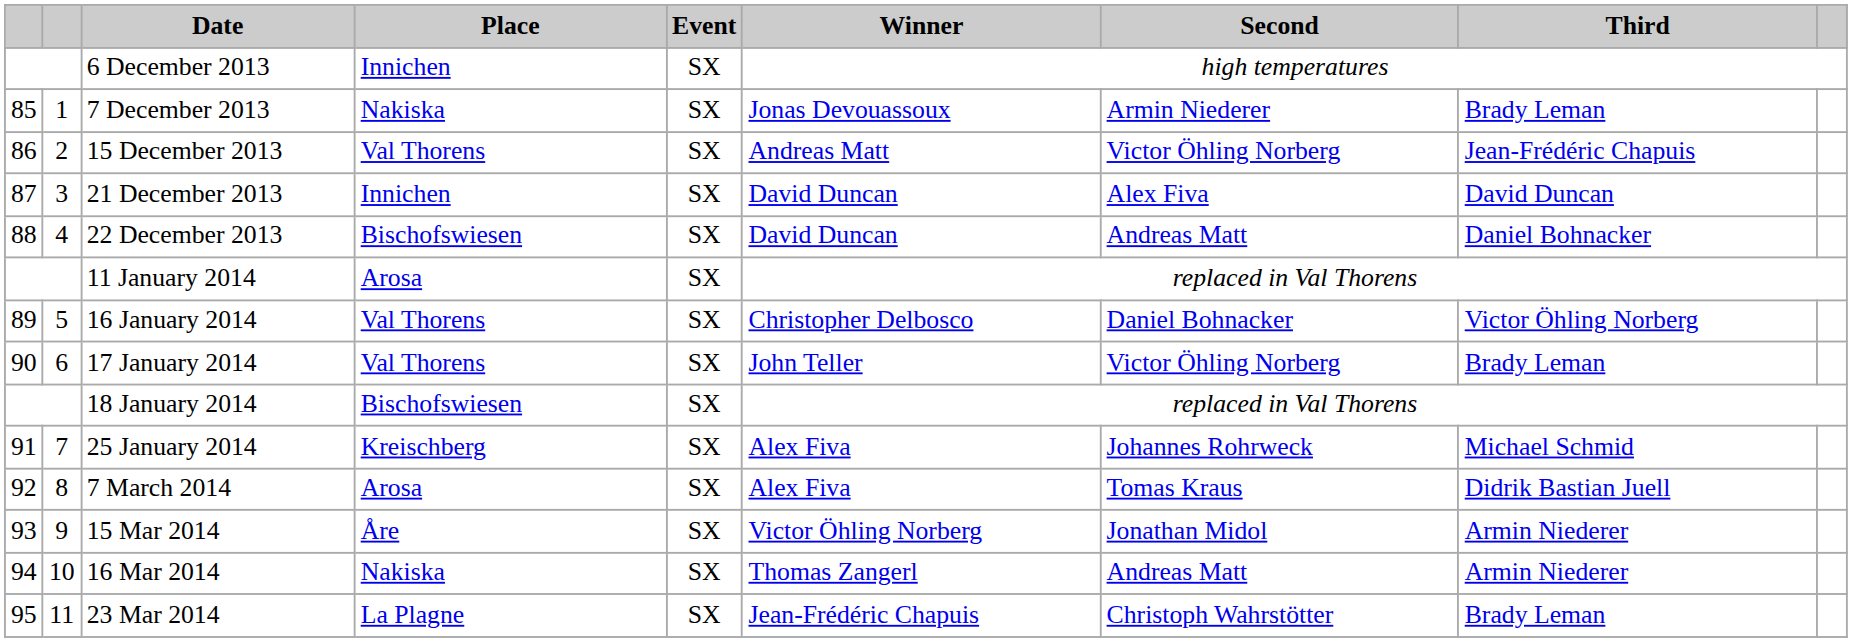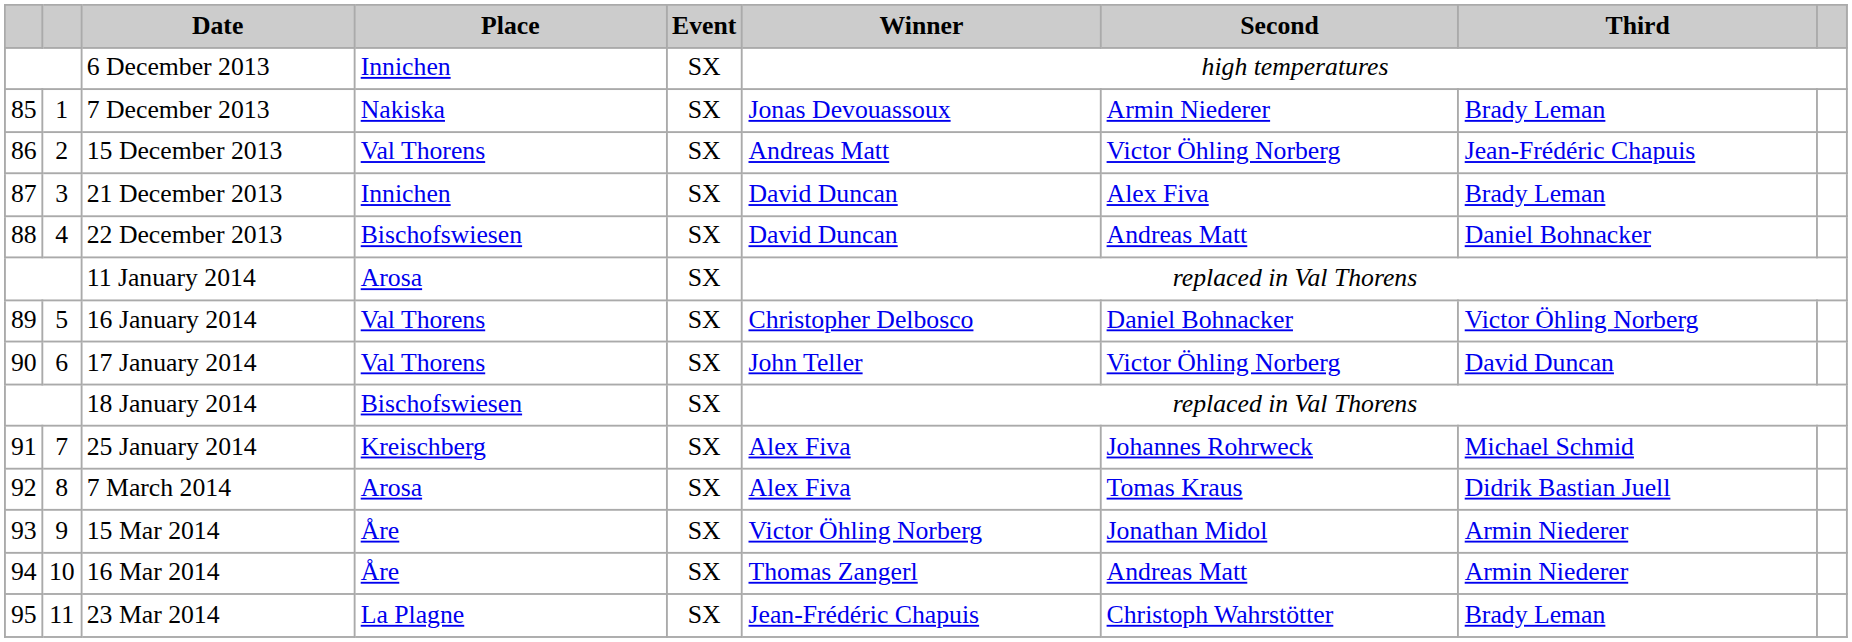(1539, 193) David Duncan -> (1535, 193) Brady Leman
(1535, 361) Brady Leman -> (1539, 361) David Duncan
(403, 572) Nakiska -> (380, 572) Åre
